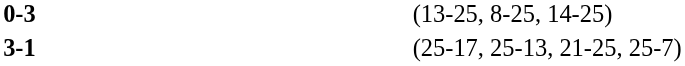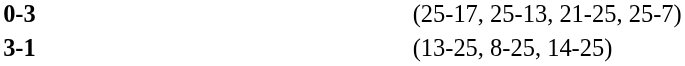(513, 13) (13-25, 8-25, 14-25) -> (547, 13) (25-17, 25-13, 21-25, 25-7)
(547, 47) (25-17, 25-13, 21-25, 25-7) -> (513, 47) (13-25, 8-25, 14-25)
